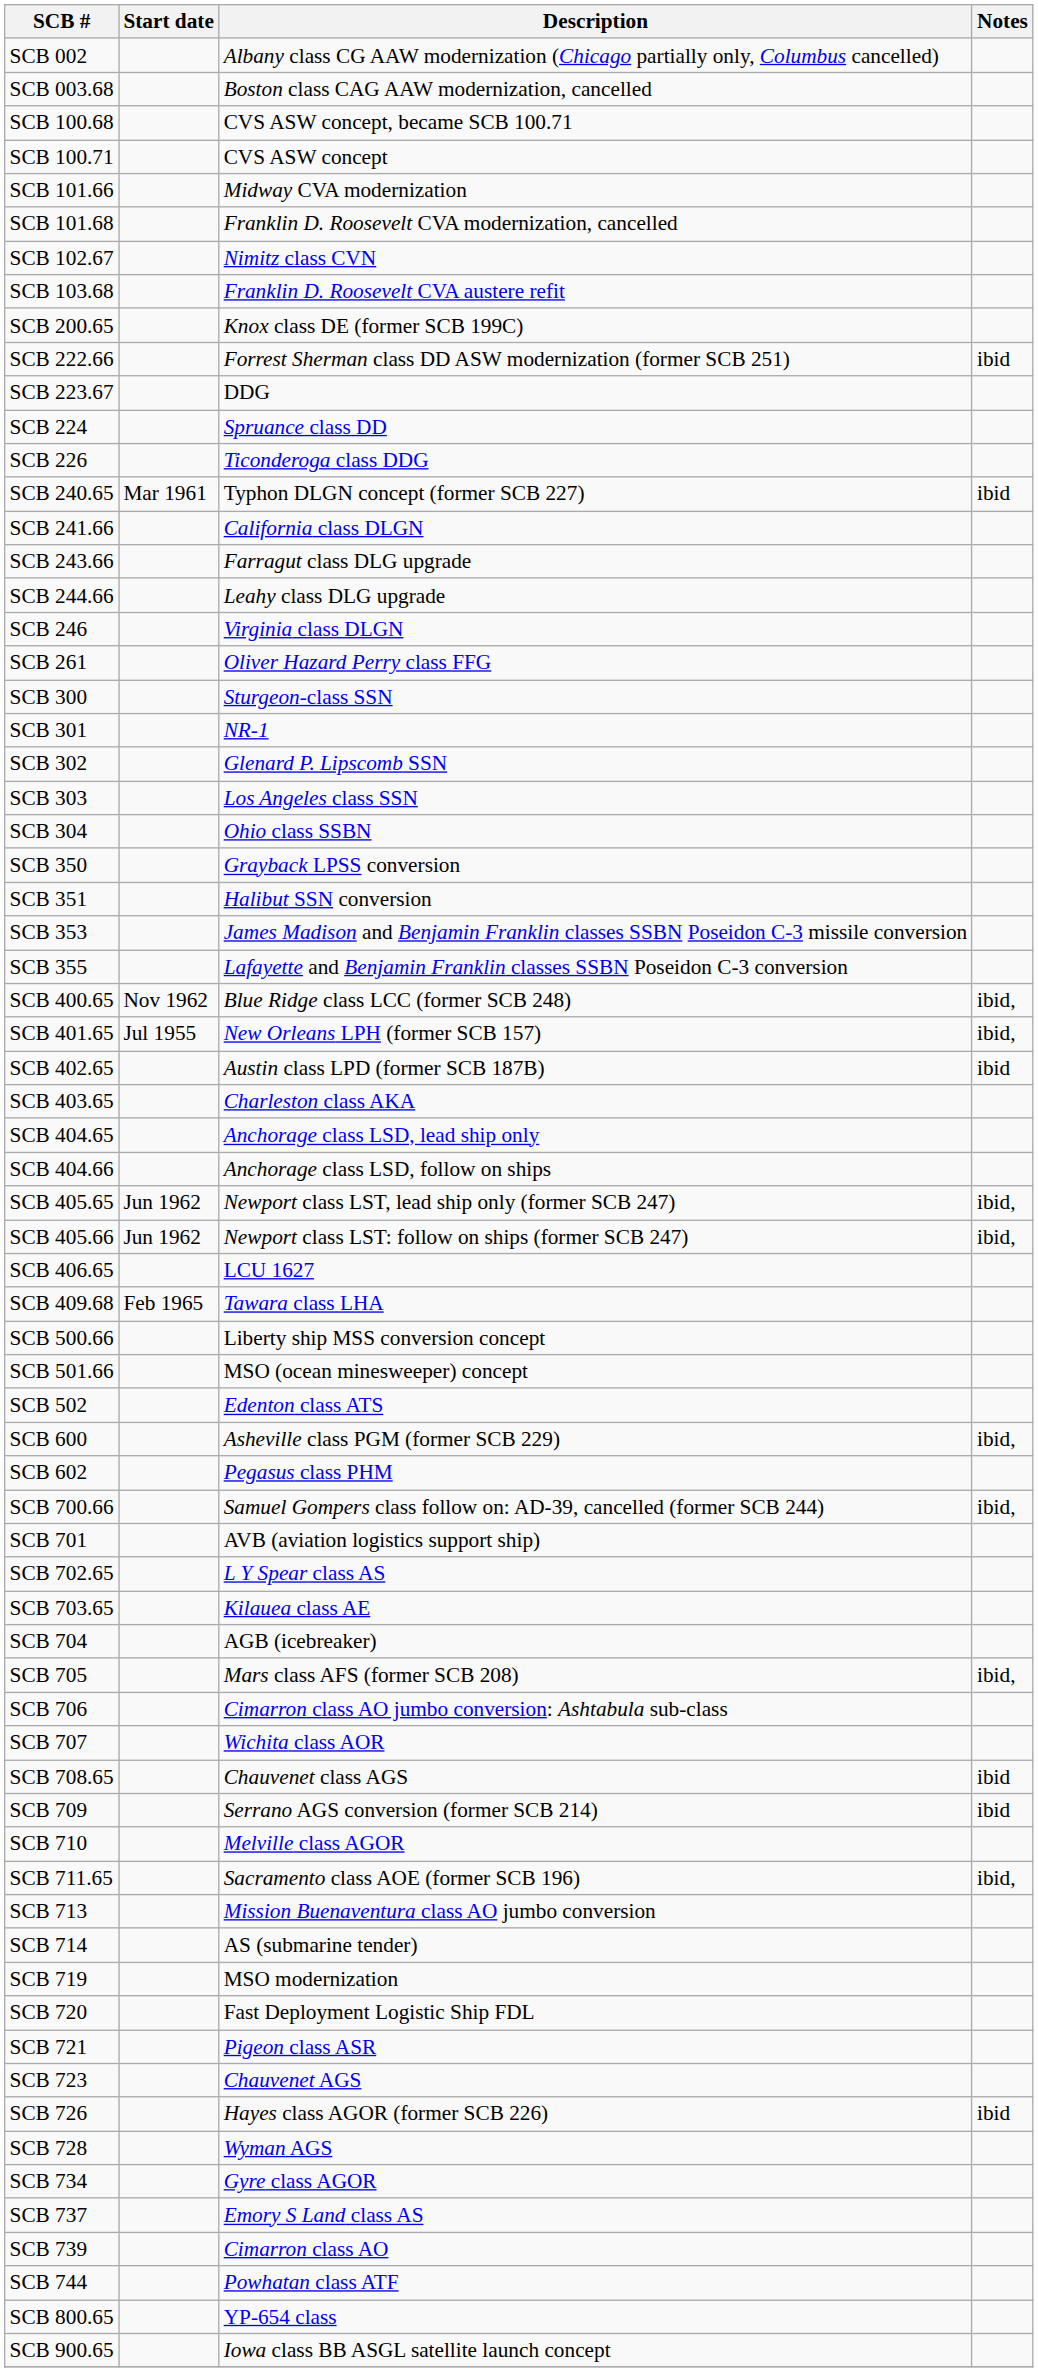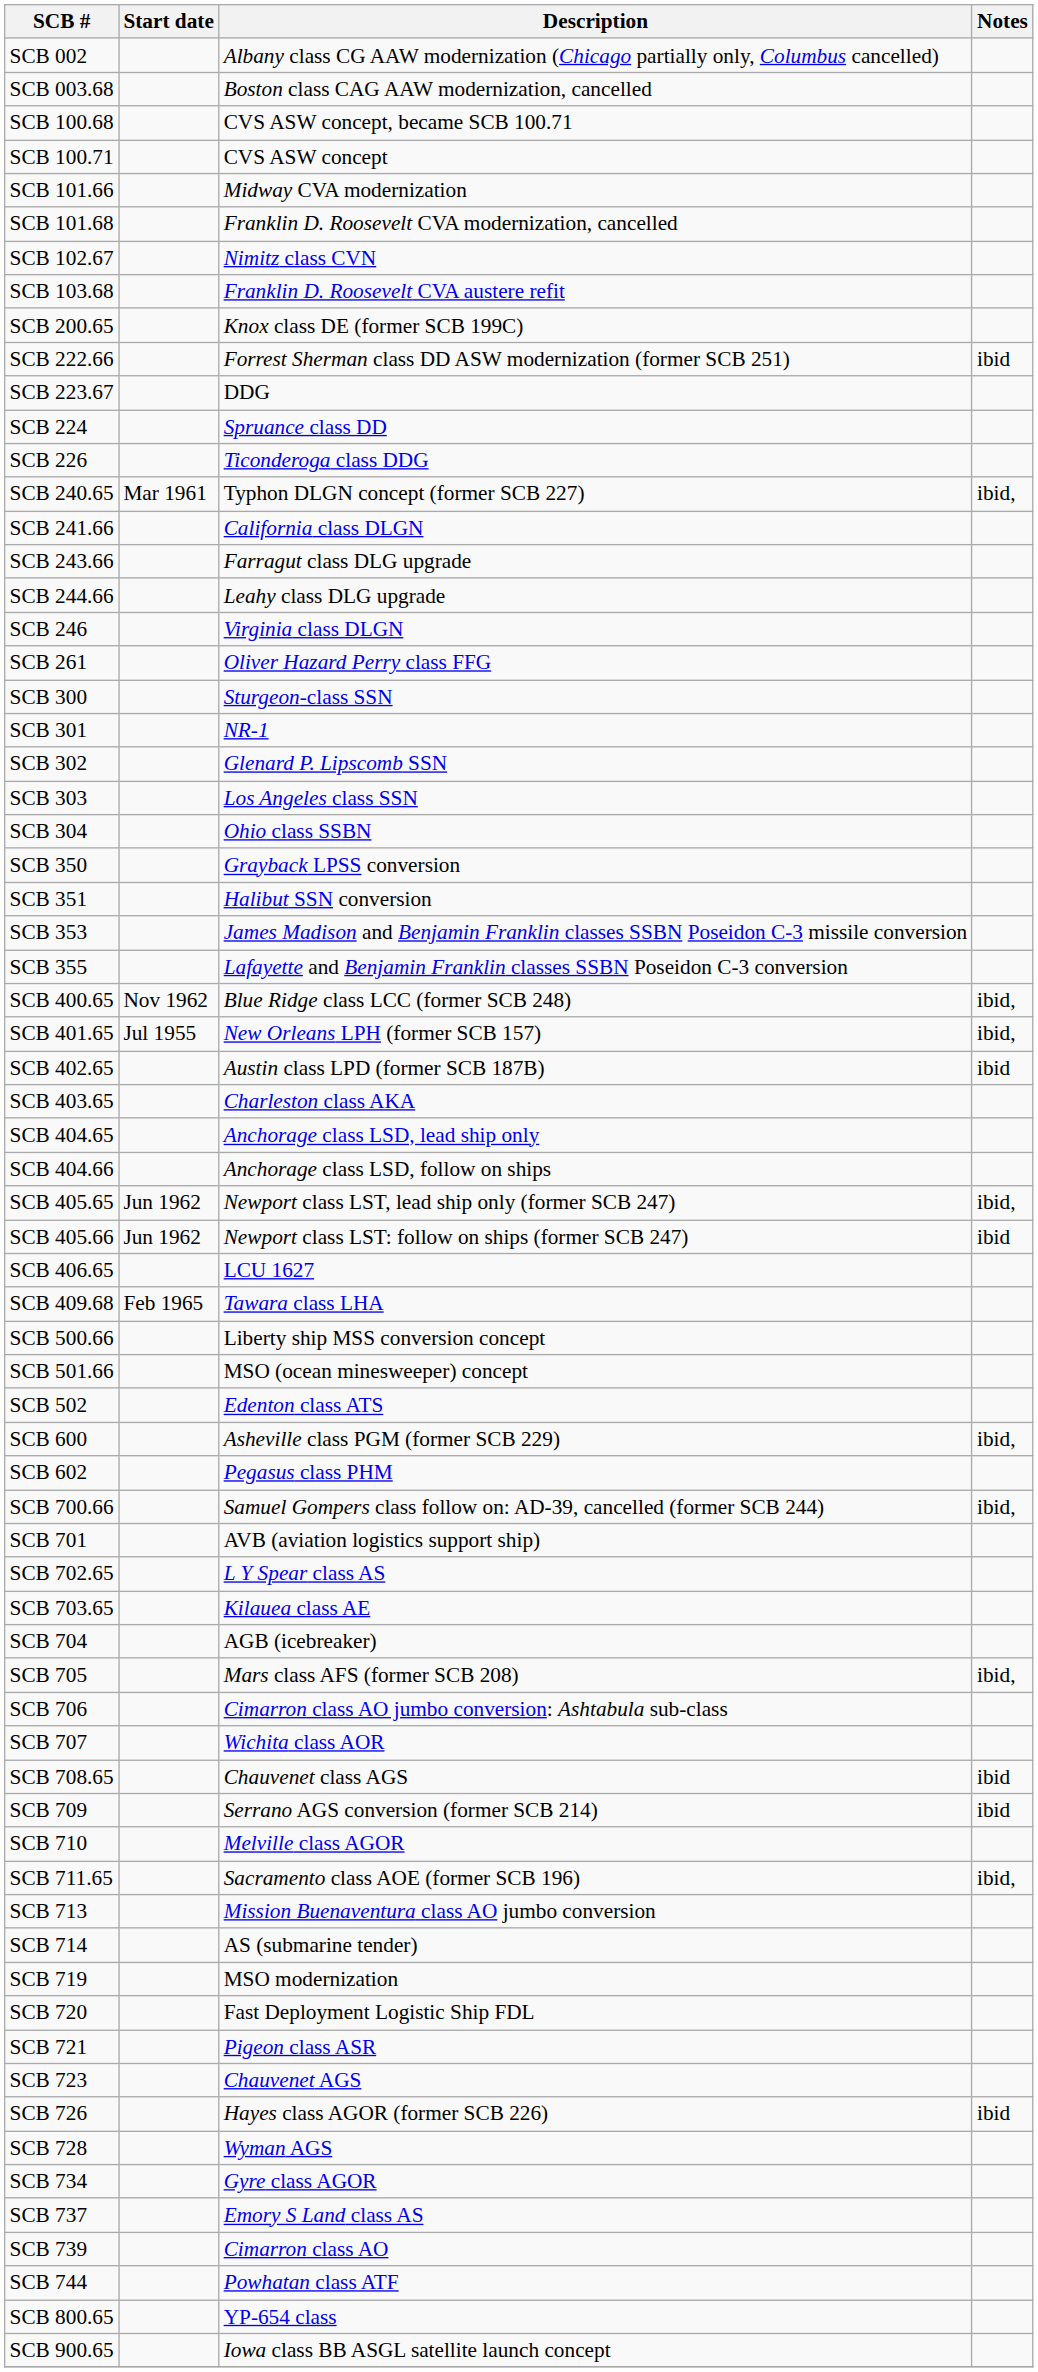(994, 493) ibid -> (996, 493) ibid,
(996, 1236) ibid, -> (994, 1236) ibid
